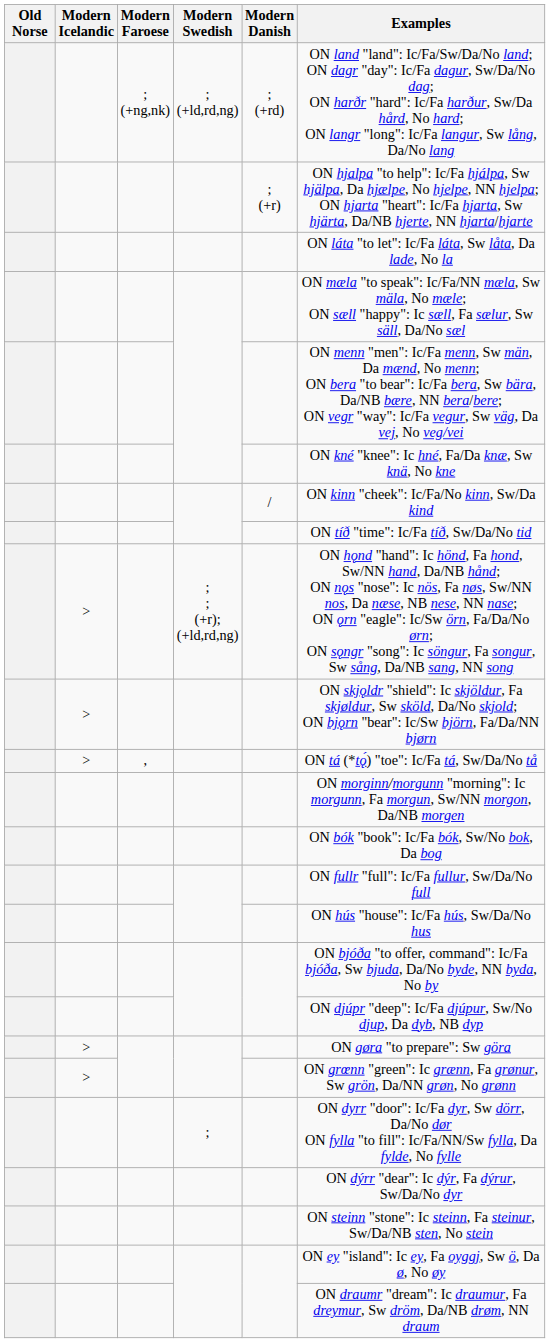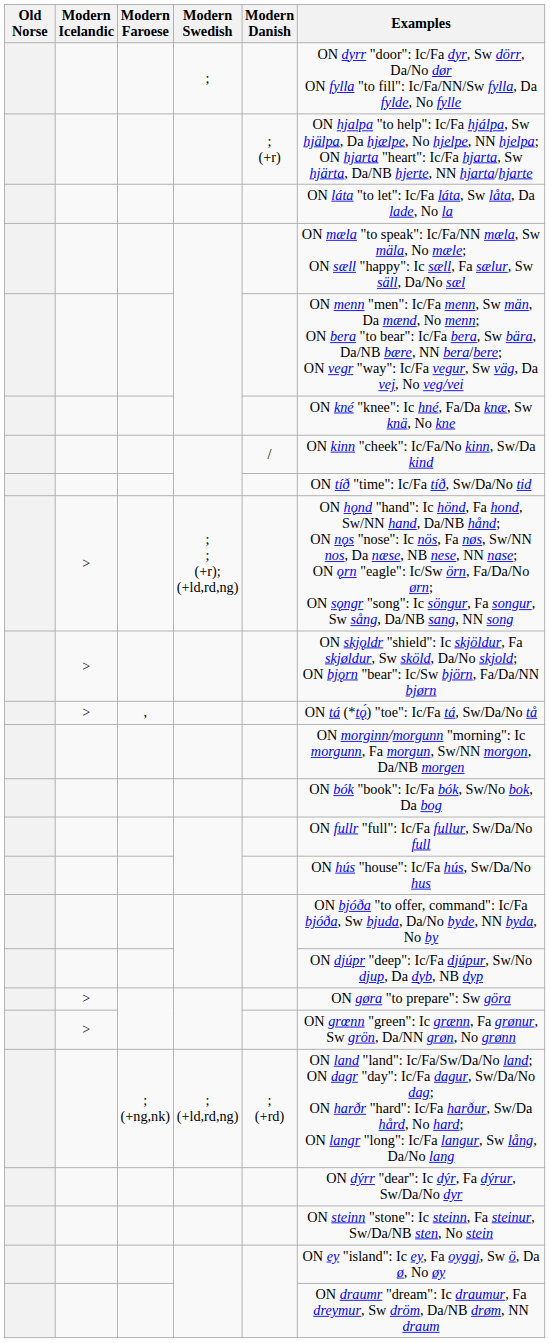rows swapped: (145, 102) <-> (145, 1132)
